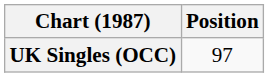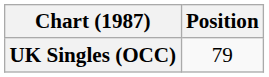(222, 54) 97 -> (222, 54) 79
